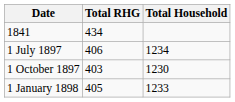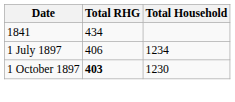(94, 69) normal -> (94, 69) bold
- row: (43, 87)
